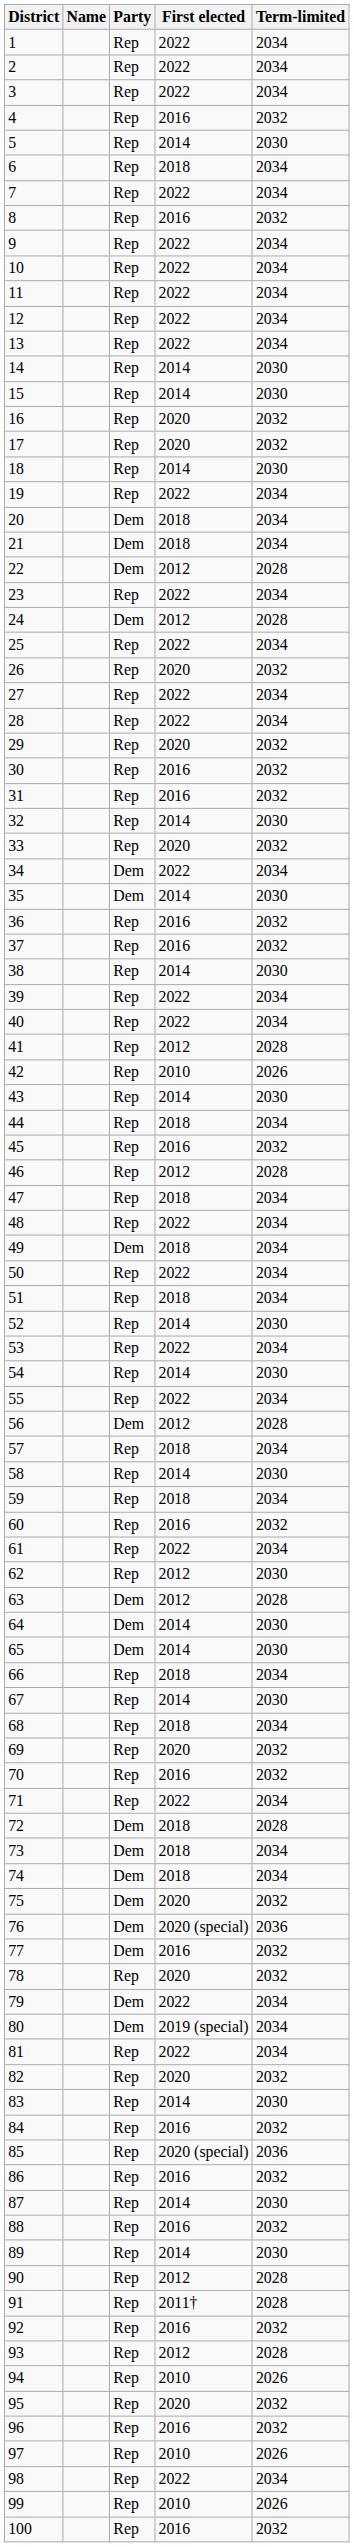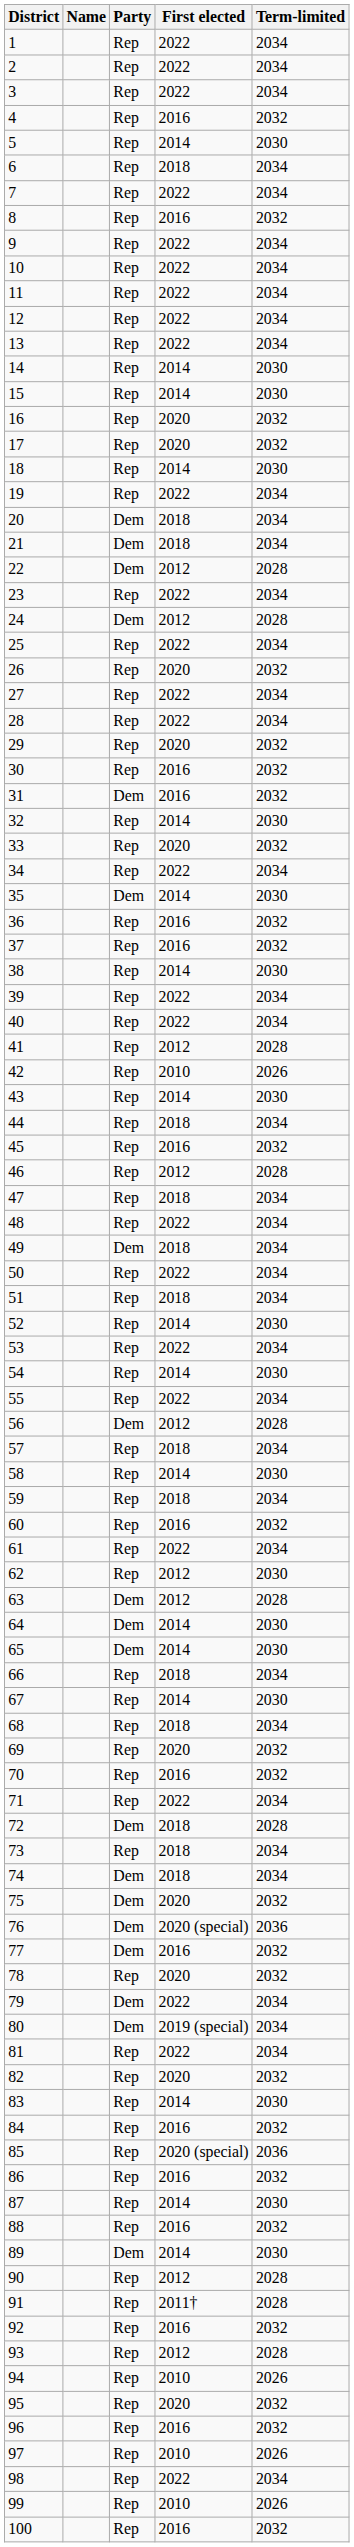(126, 795) Rep -> (129, 795) Dem
(129, 871) Dem -> (126, 871) Rep
(129, 1850) Dem -> (126, 1850) Rep
(126, 2252) Rep -> (129, 2252) Dem
